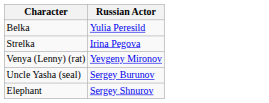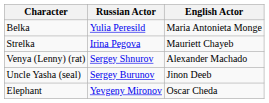+ column: (214, 12)
(126, 59) Yevgeny Mironov -> (122, 59) Sergey Shnurov
(122, 91) Sergey Shnurov -> (126, 91) Yevgeny Mironov
